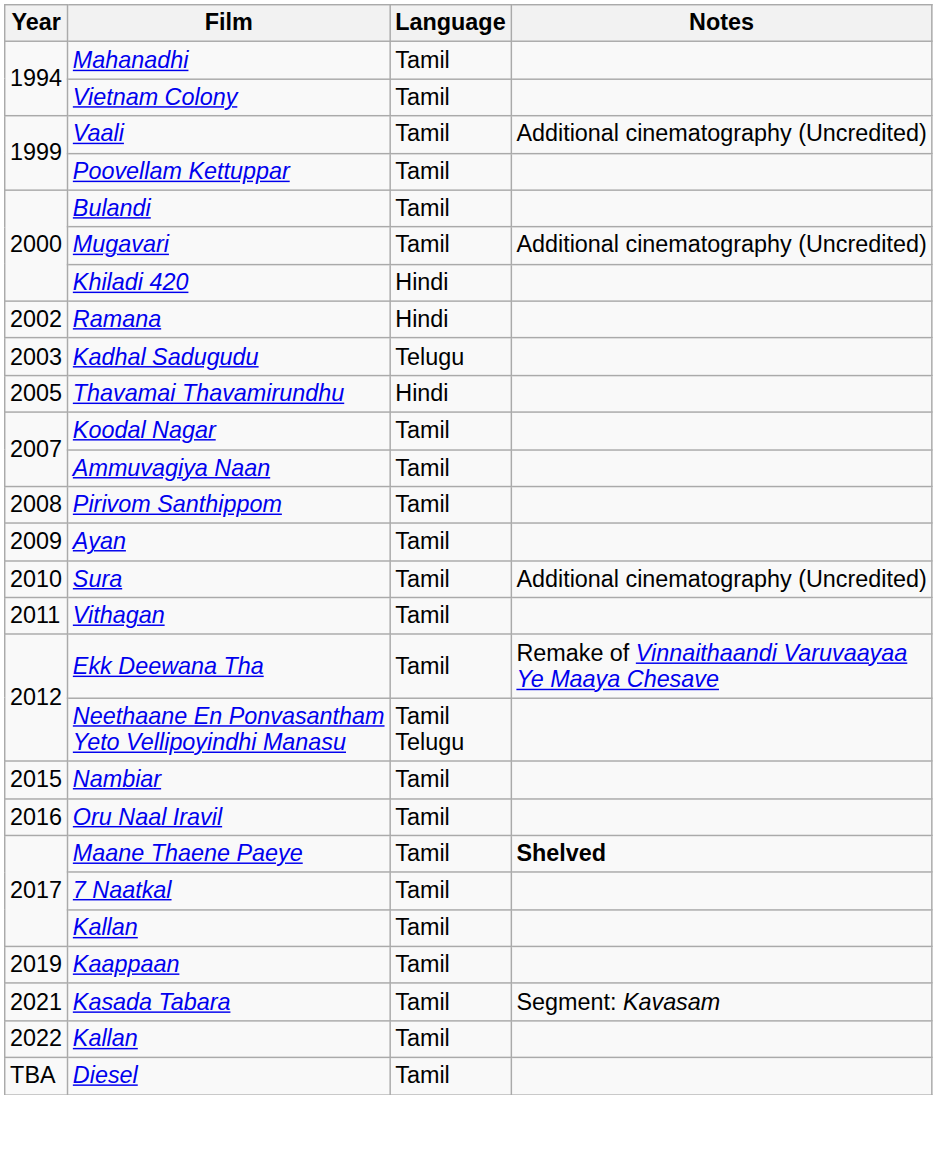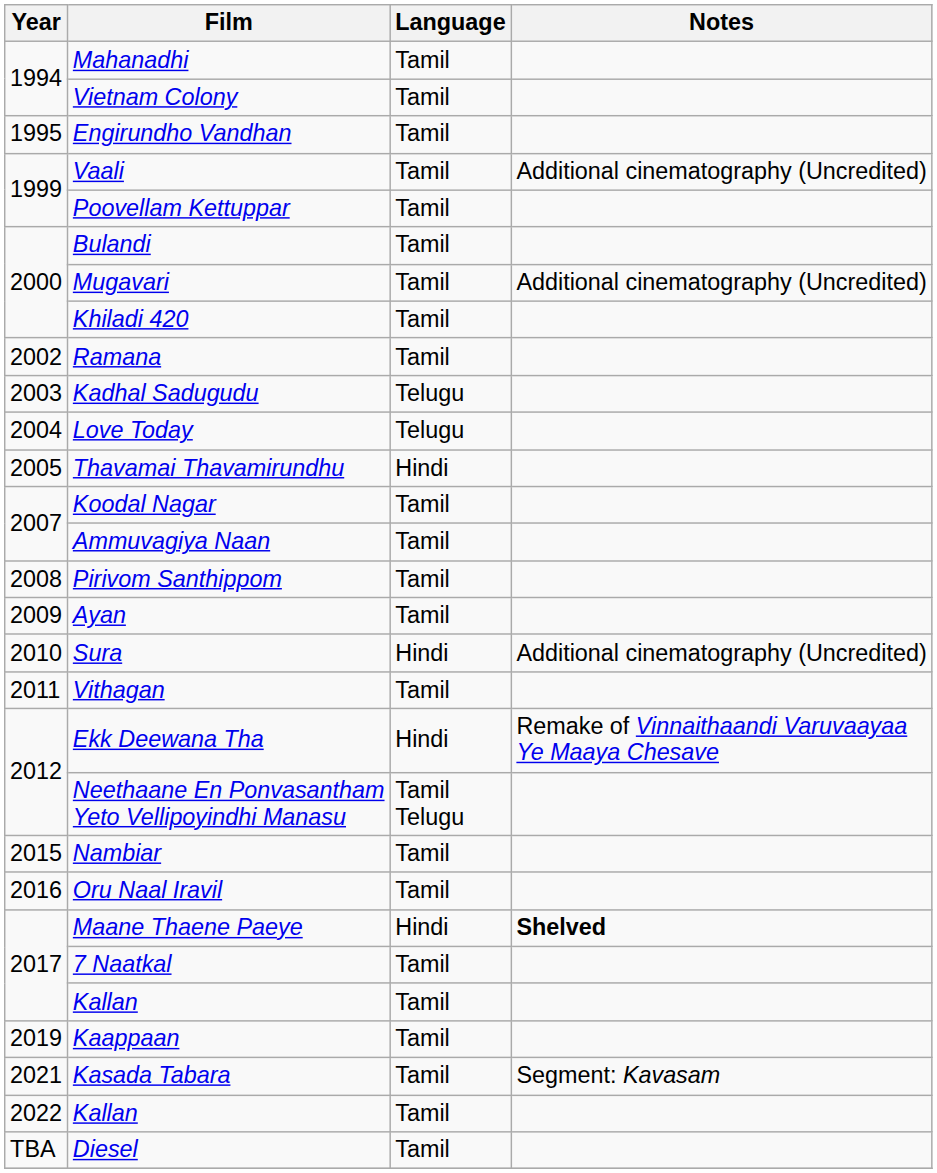+ row: (36, 134)
(422, 282) Hindi -> (423, 319) Tamil
(422, 319) Hindi -> (423, 356) Tamil
+ row: (36, 430)
(423, 578) Tamil -> (422, 652) Hindi
(423, 665) Tamil -> (422, 740) Hindi
(423, 853) Tamil -> (422, 927) Hindi
